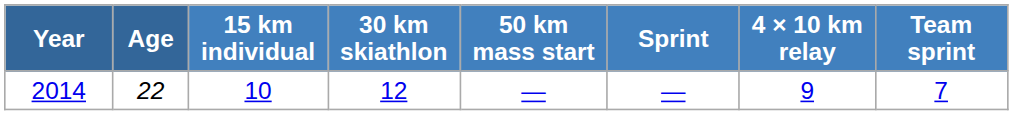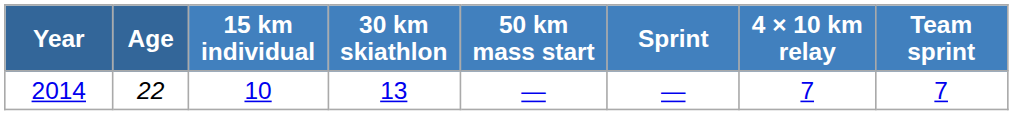(394, 90) 12 -> (394, 90) 13
(807, 90) 9 -> (807, 90) 7
